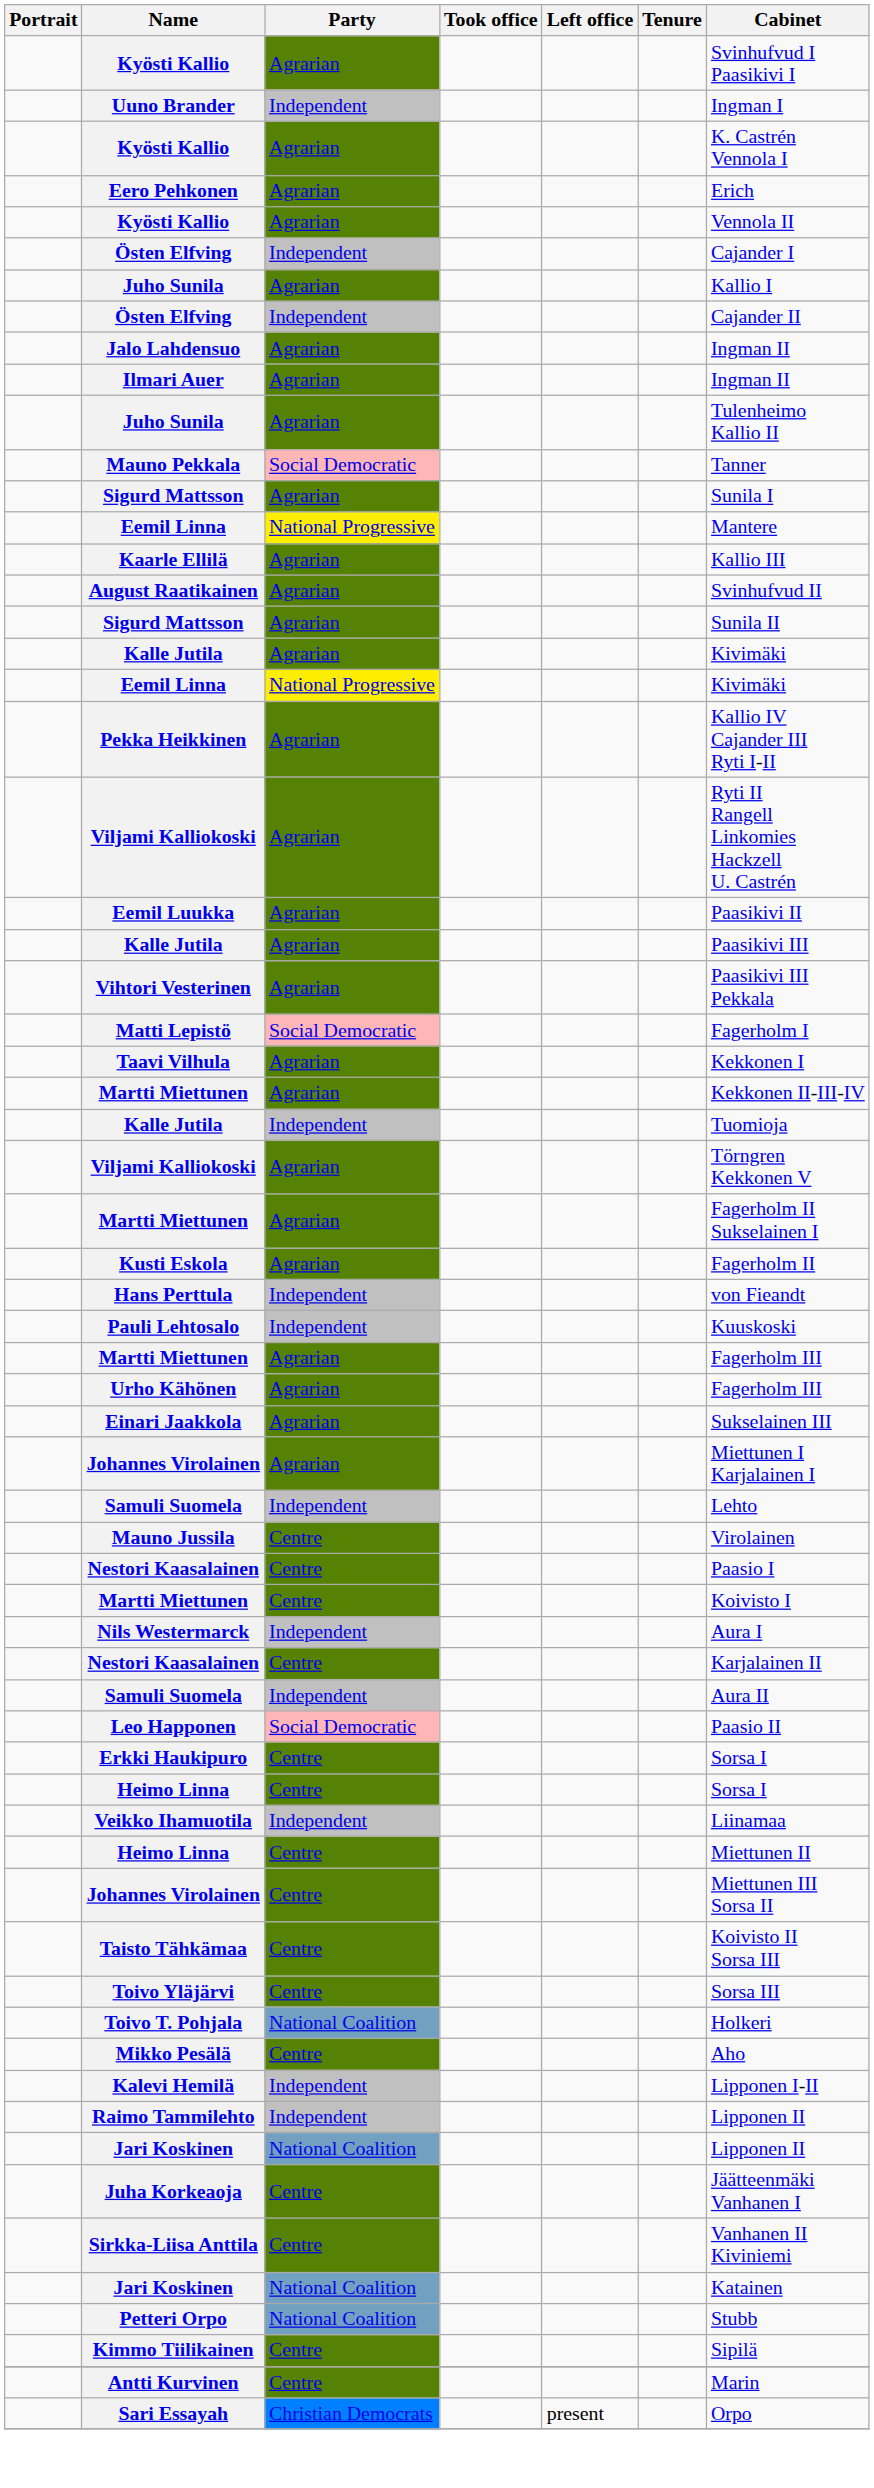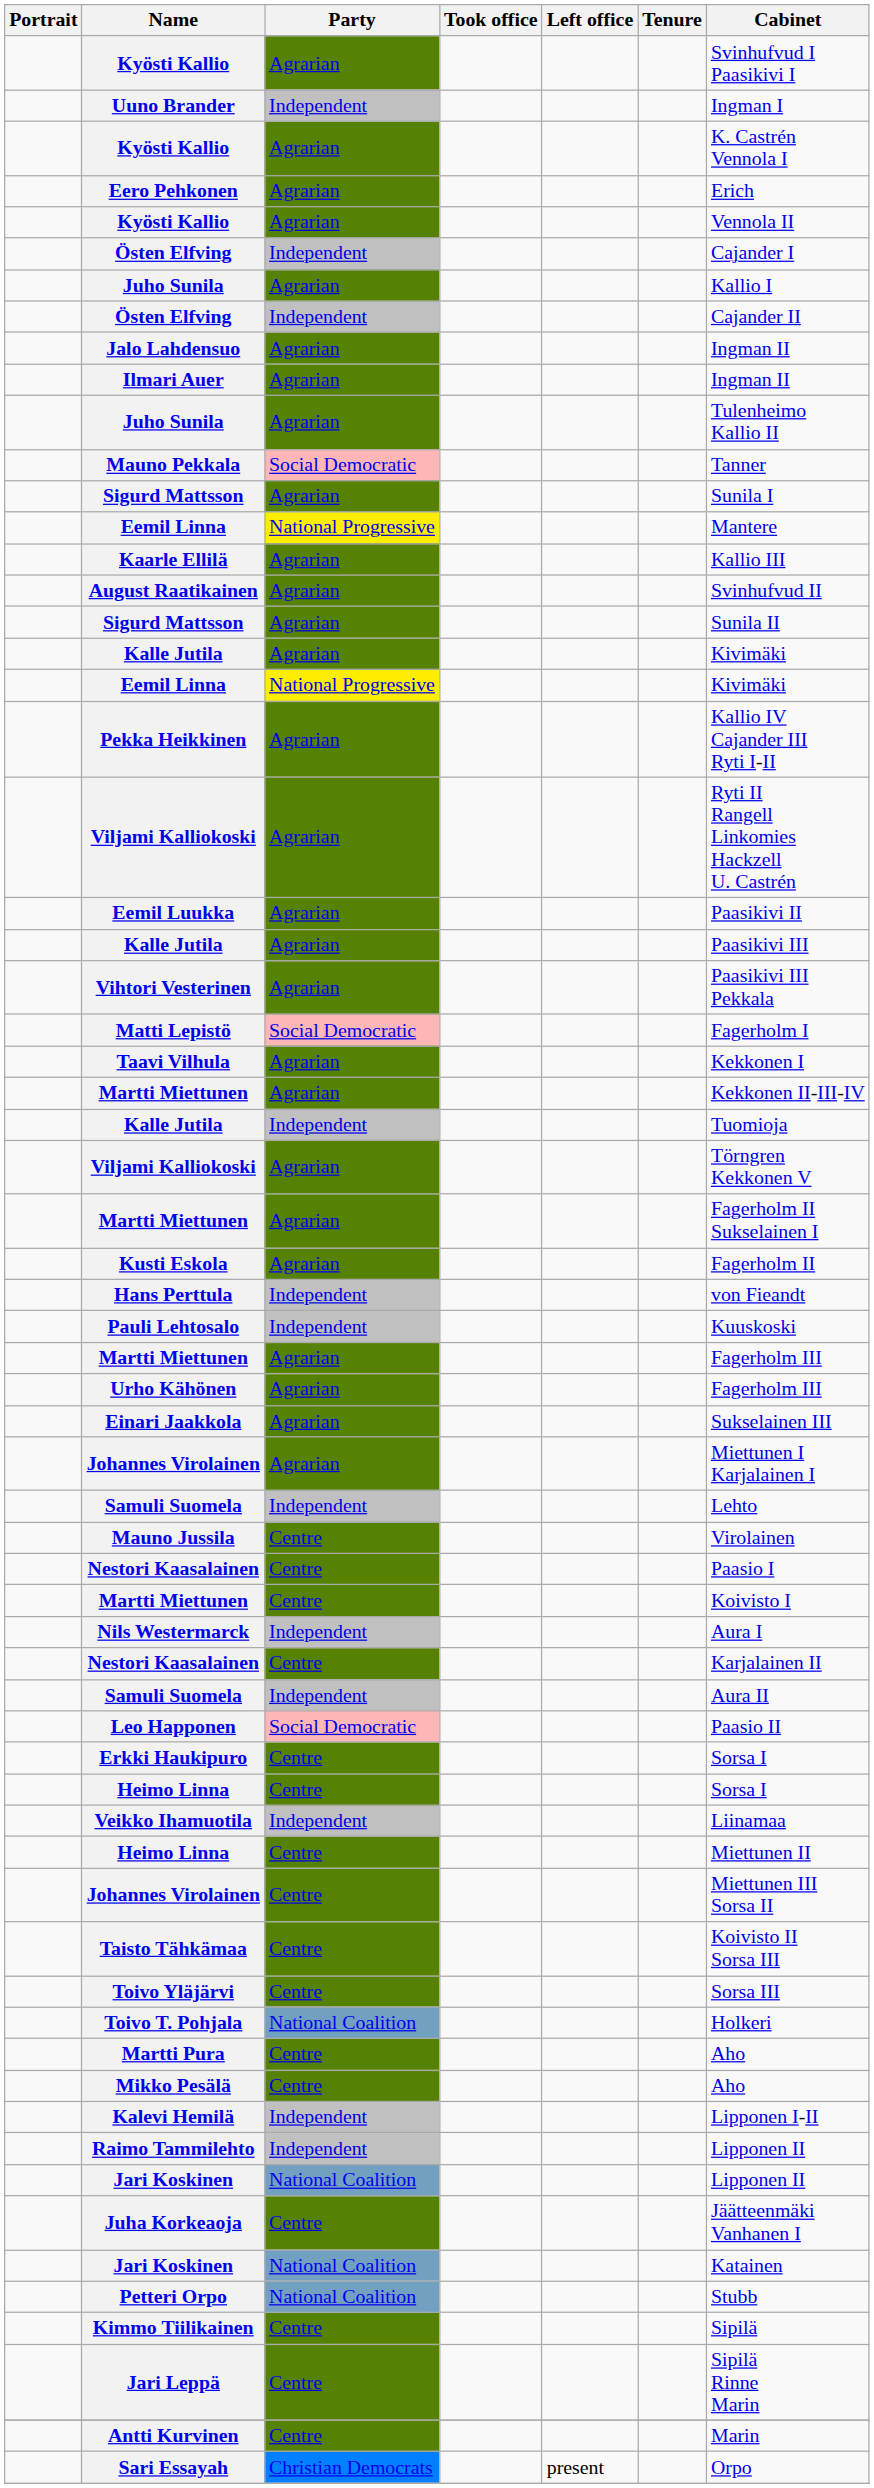+ row: (173, 2054)
- row: (173, 2244)
+ row: (173, 2381)
